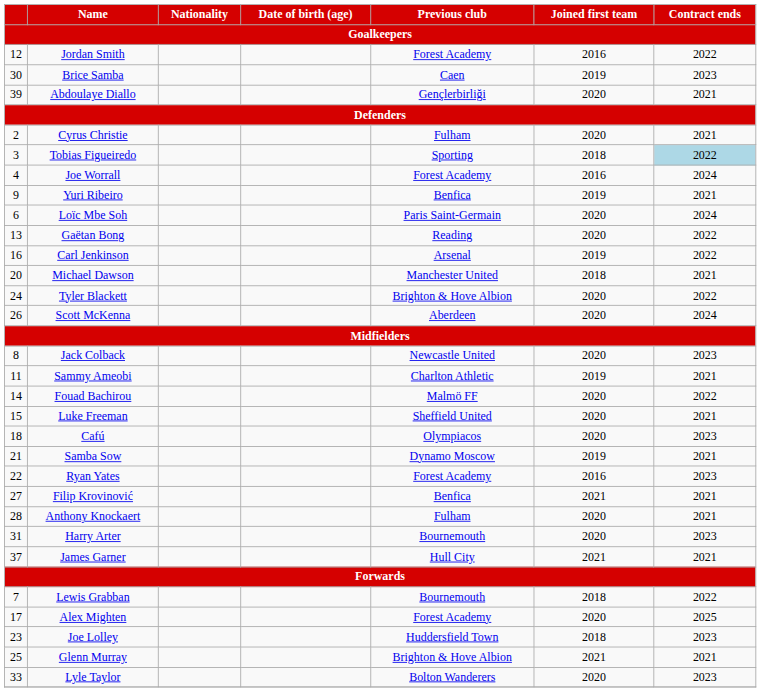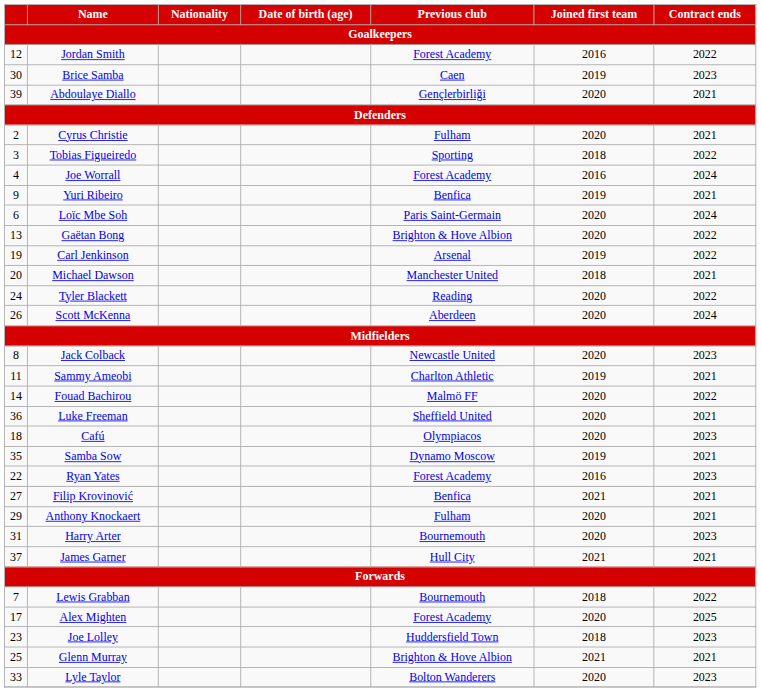(705, 155) lightblue background -> (705, 155) no background
(452, 235) Reading -> (452, 235) Brighton & Hove Albion
(16, 255) 16 -> (16, 255) 19
(452, 295) Brighton & Hove Albion -> (452, 295) Reading
(16, 416) 15 -> (16, 416) 36
(16, 456) 21 -> (16, 456) 35
(16, 516) 28 -> (16, 516) 29
